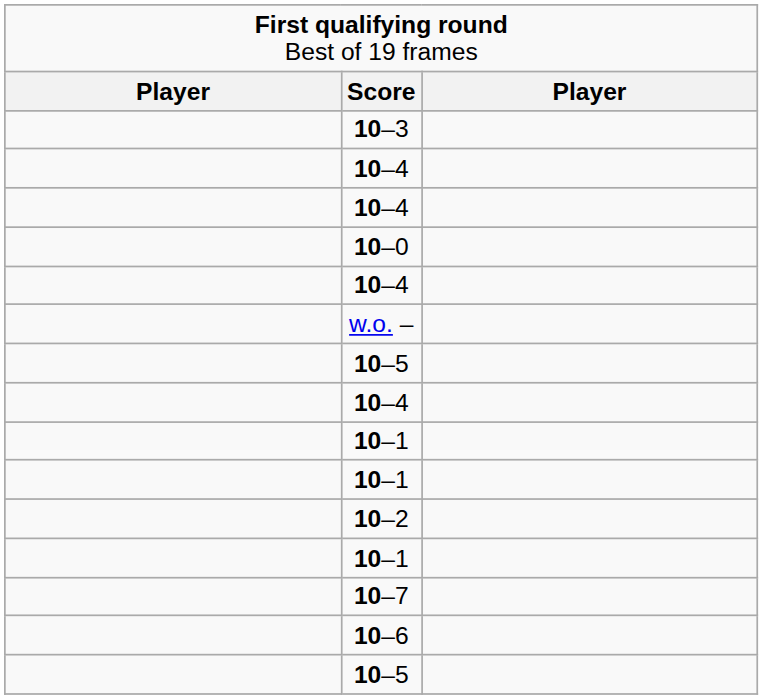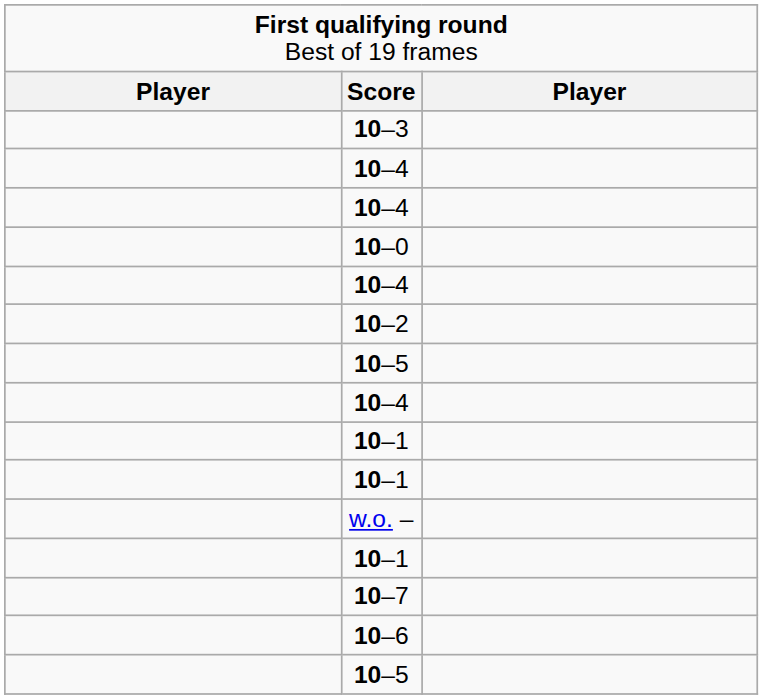rows swapped: (173, 324) <-> (173, 519)
